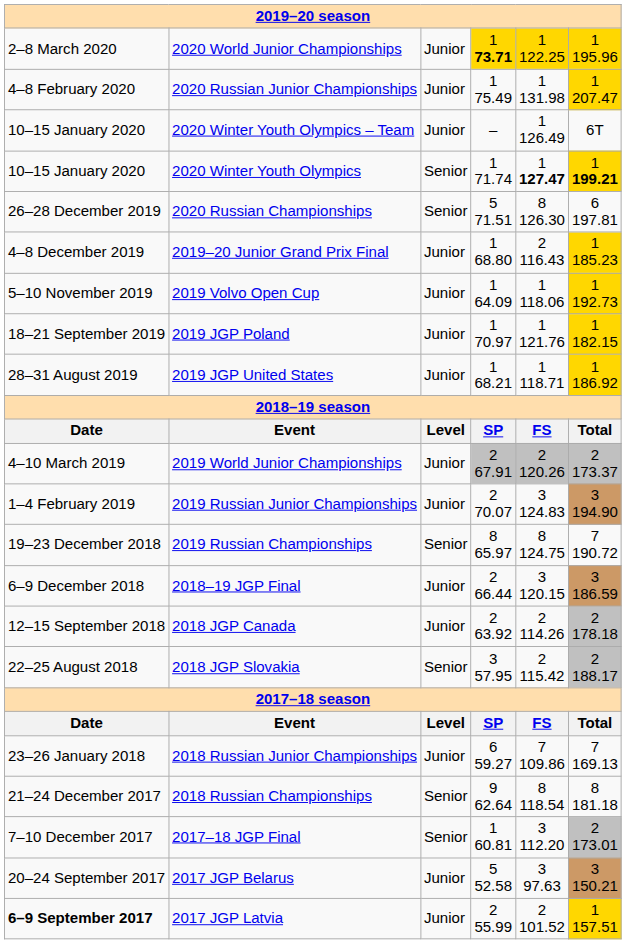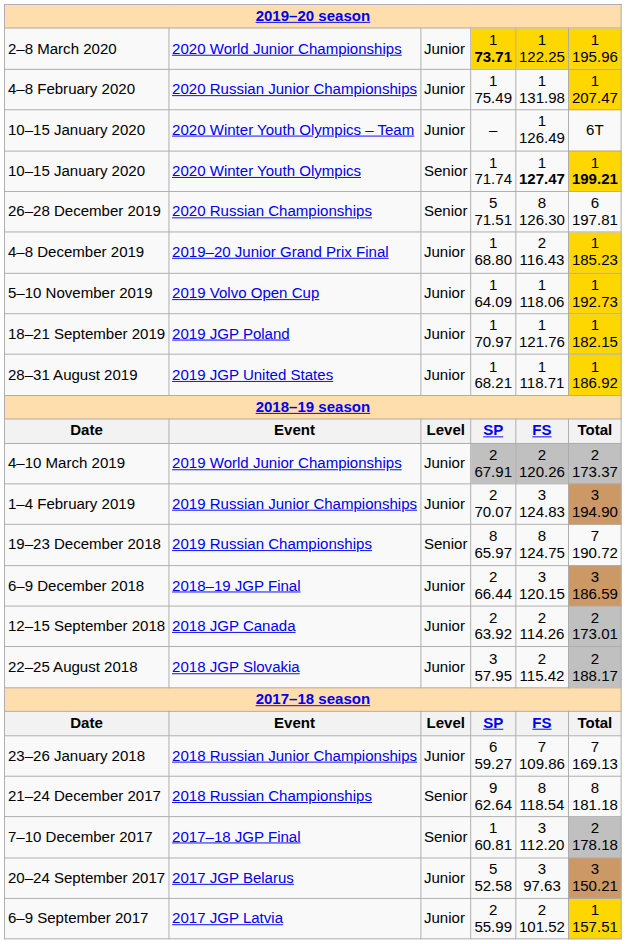(595, 626) 2 178.18 -> (595, 626) 2 173.01
(446, 667) Senior -> (444, 667) Junior
(595, 837) 2 173.01 -> (595, 837) 2 178.18
(80, 918) bold -> (78, 918) normal
